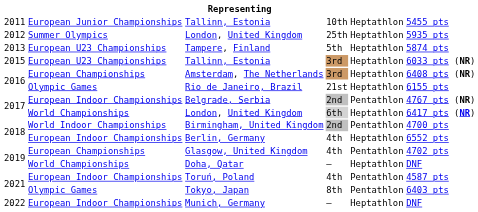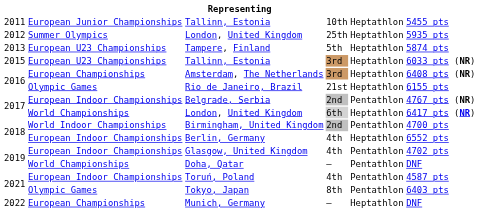(87, 151) European Championships -> (105, 151) European Indoor Championships
(377, 164) Heptathlon -> (377, 164) Pentathlon
(105, 203) European Indoor Championships -> (87, 203) European Championships
